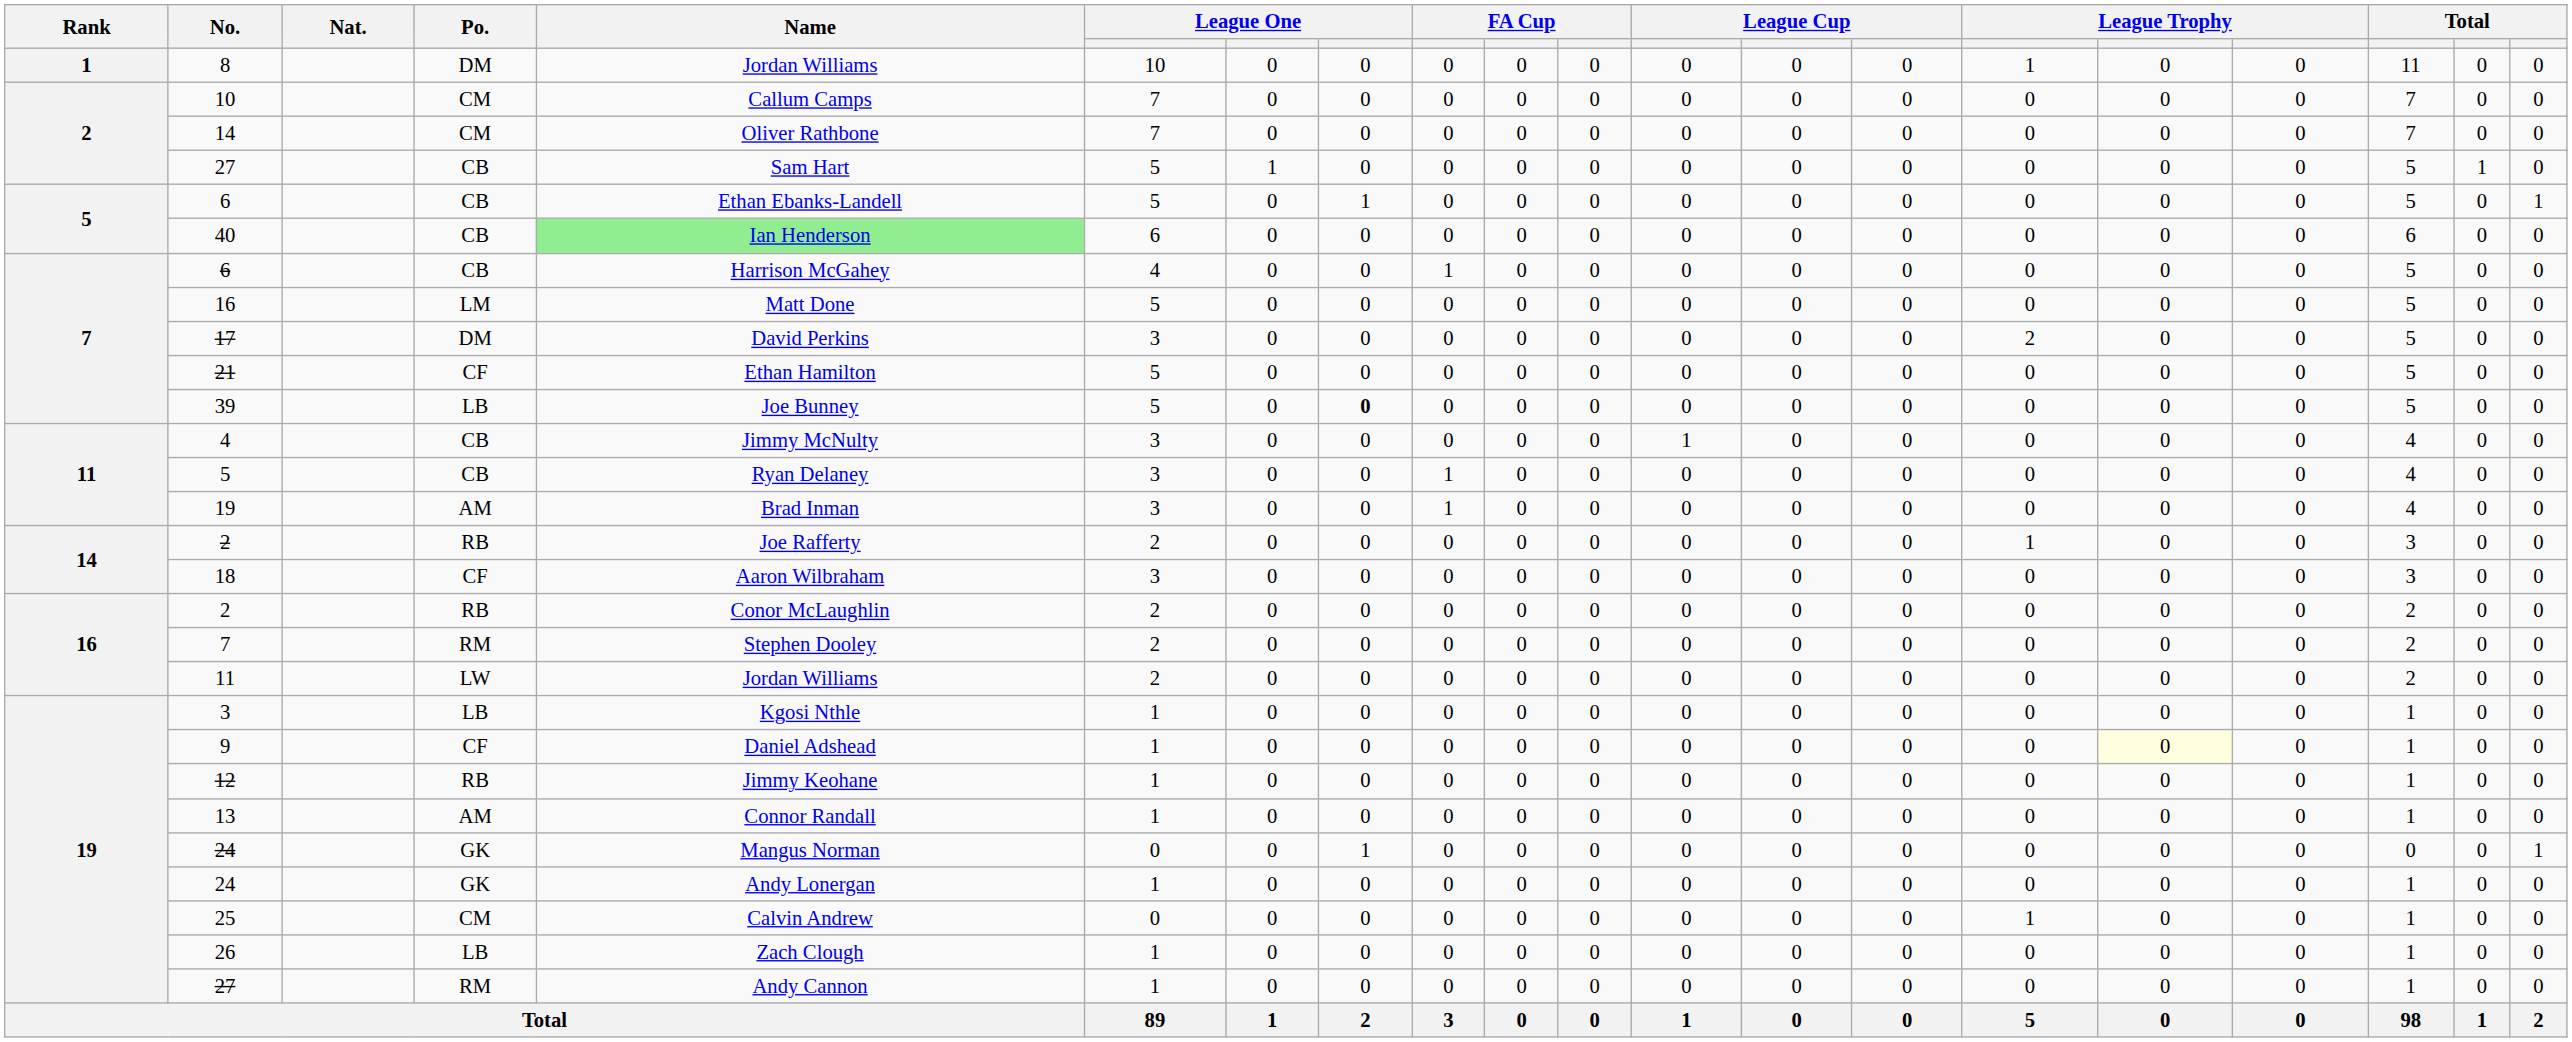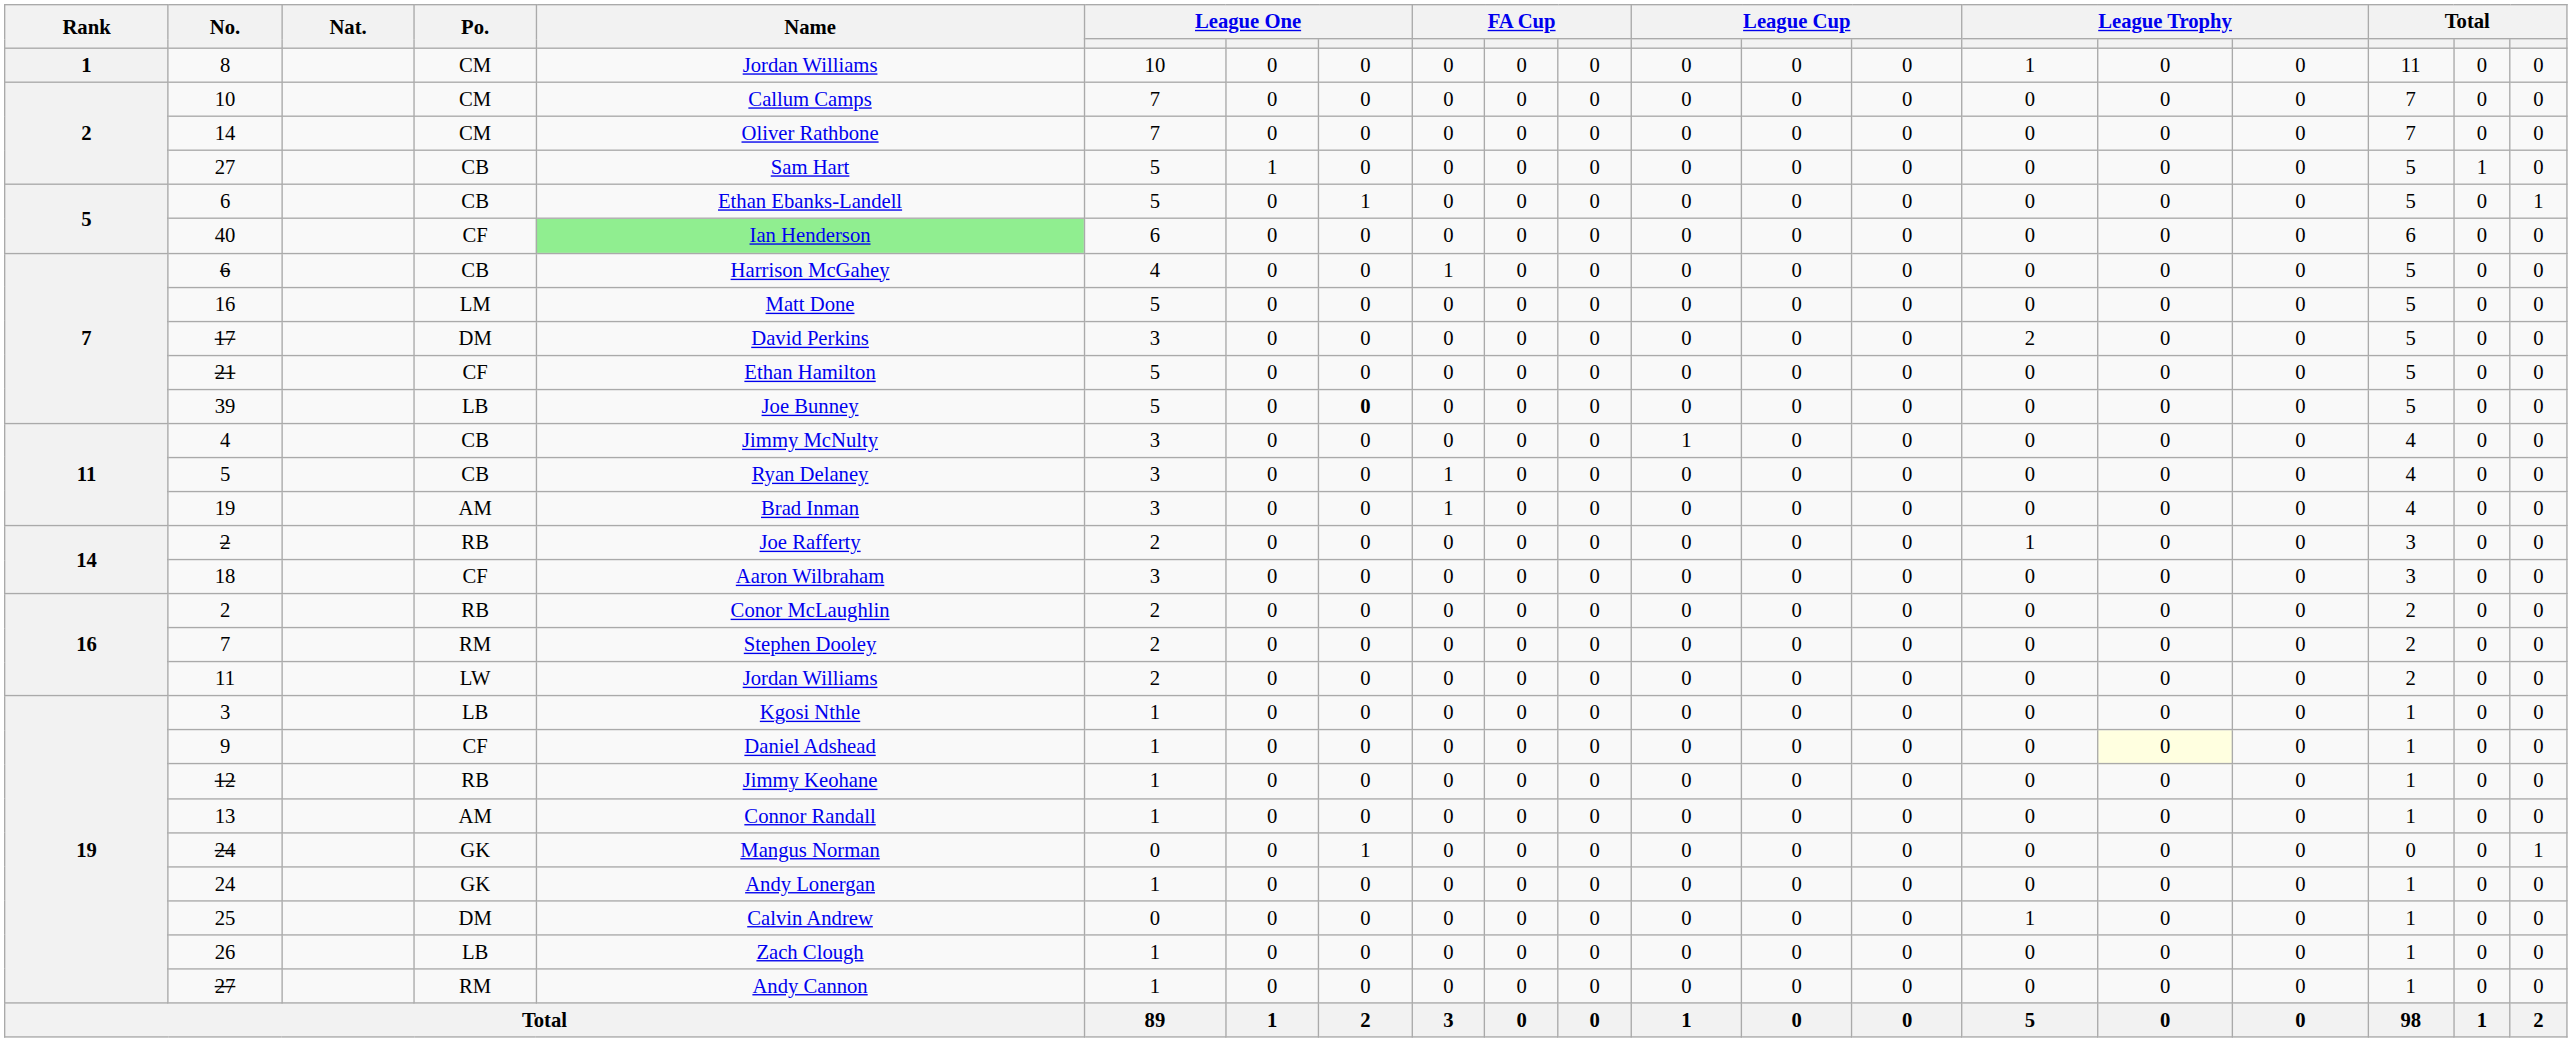(475, 65) DM -> (475, 65) CM
(475, 235) CB -> (475, 235) CF
(475, 917) CM -> (475, 917) DM
